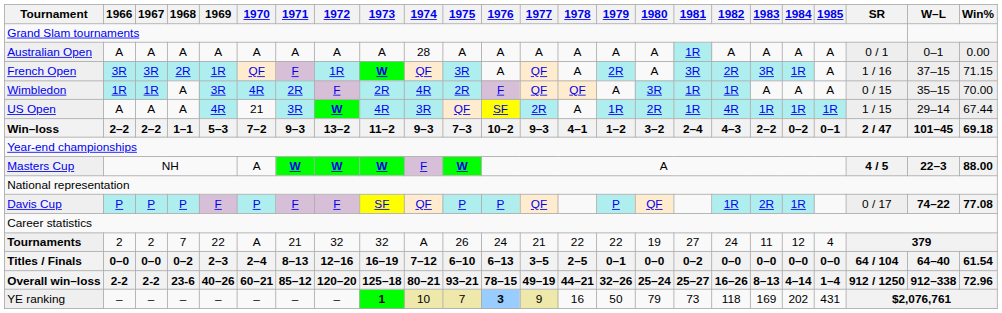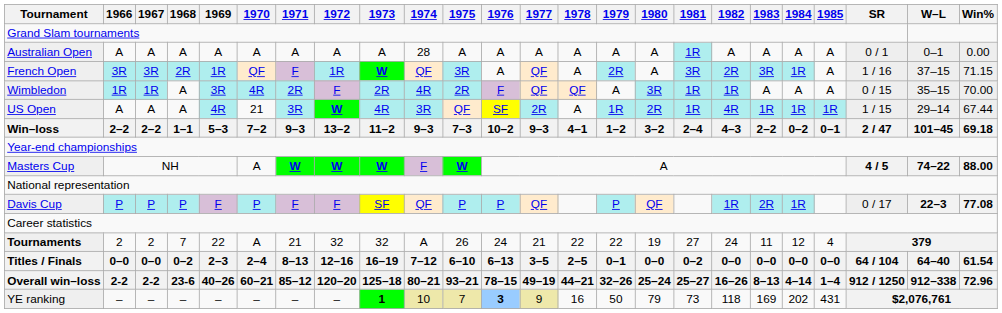(933, 166) 22–3 -> (933, 166) 74–22
(933, 204) 74–22 -> (933, 204) 22–3
